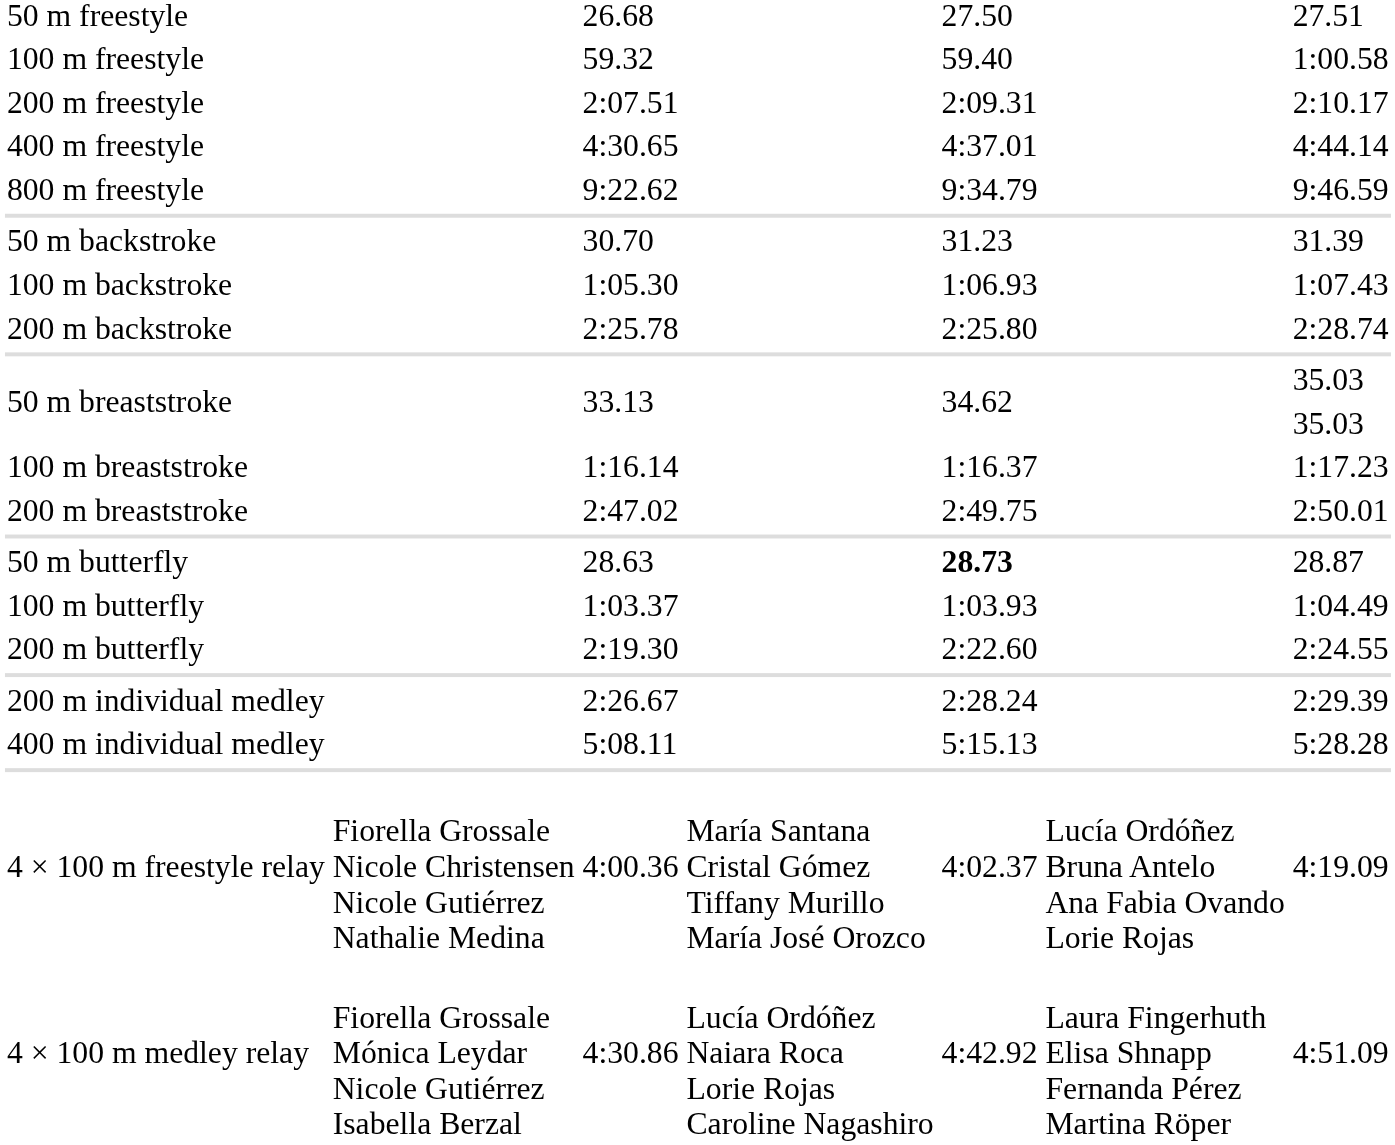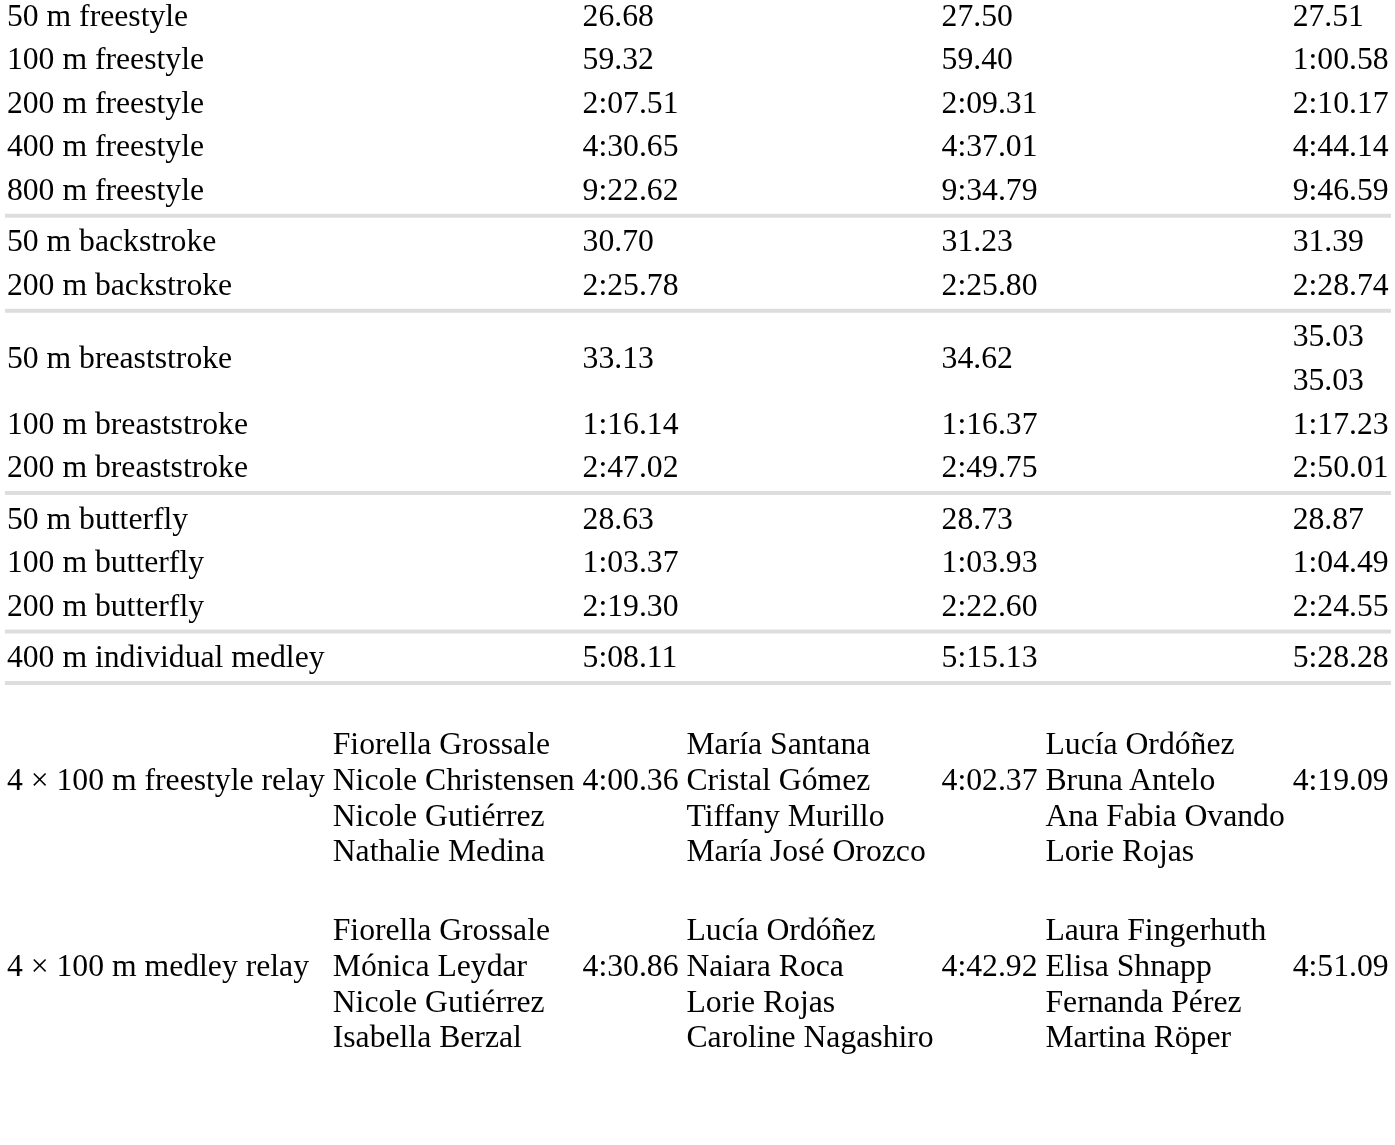- row: (120, 284)
(977, 561) bold -> (977, 518) normal
- row: (166, 700)
